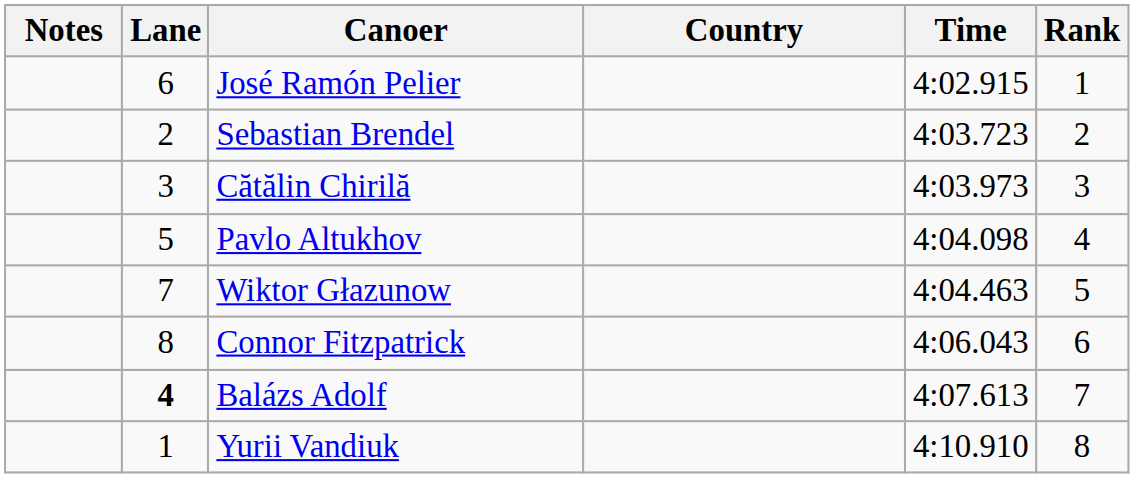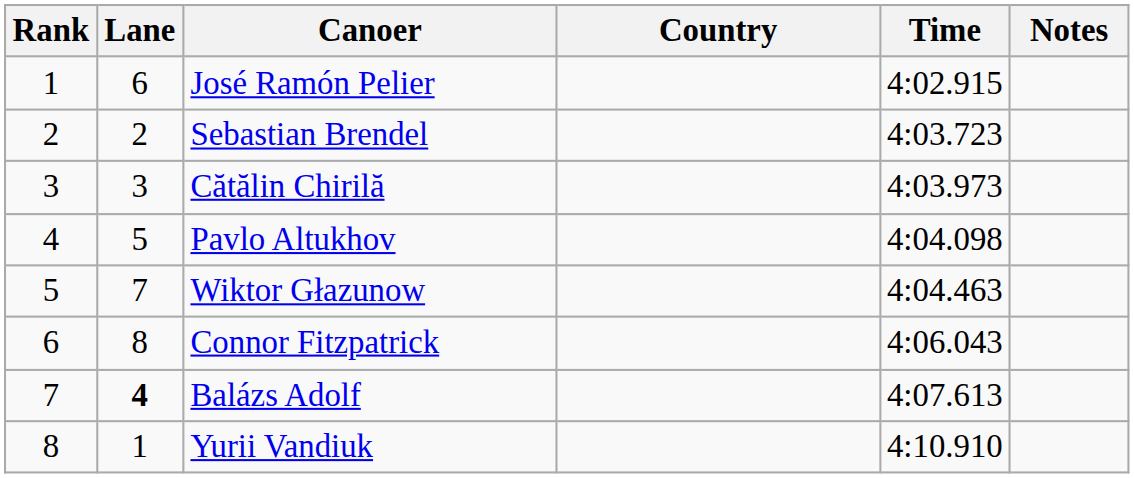columns swapped: (1082, 30) <-> (64, 30)
